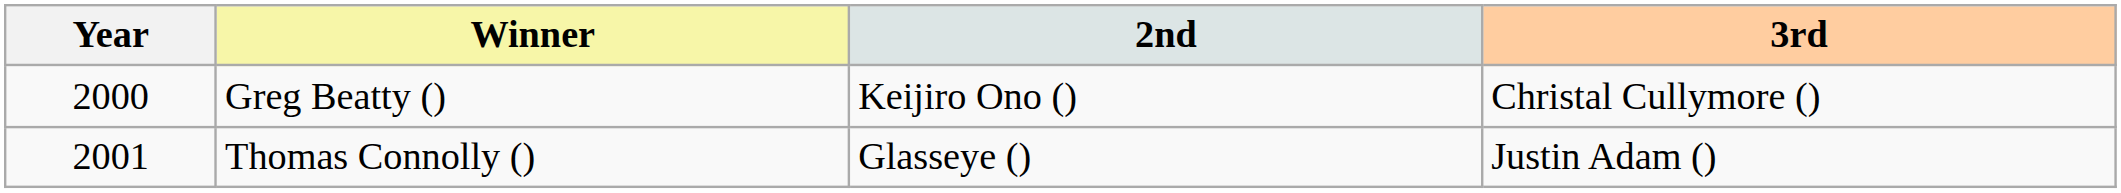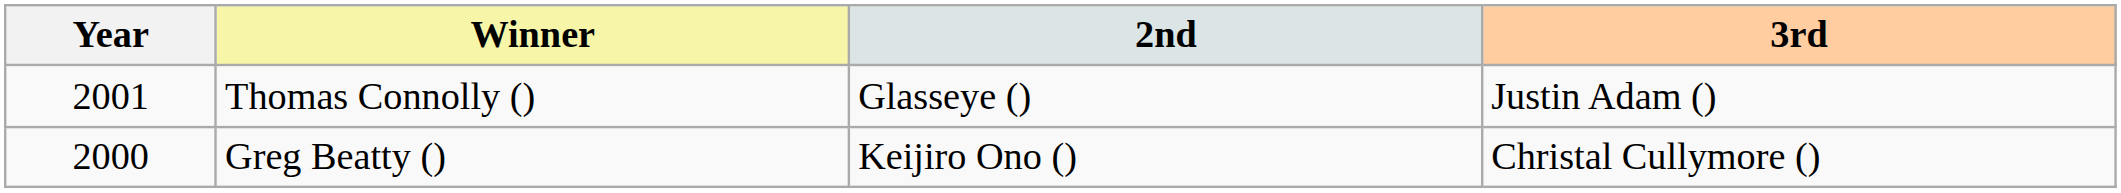rows swapped: (335, 95) <-> (380, 156)
